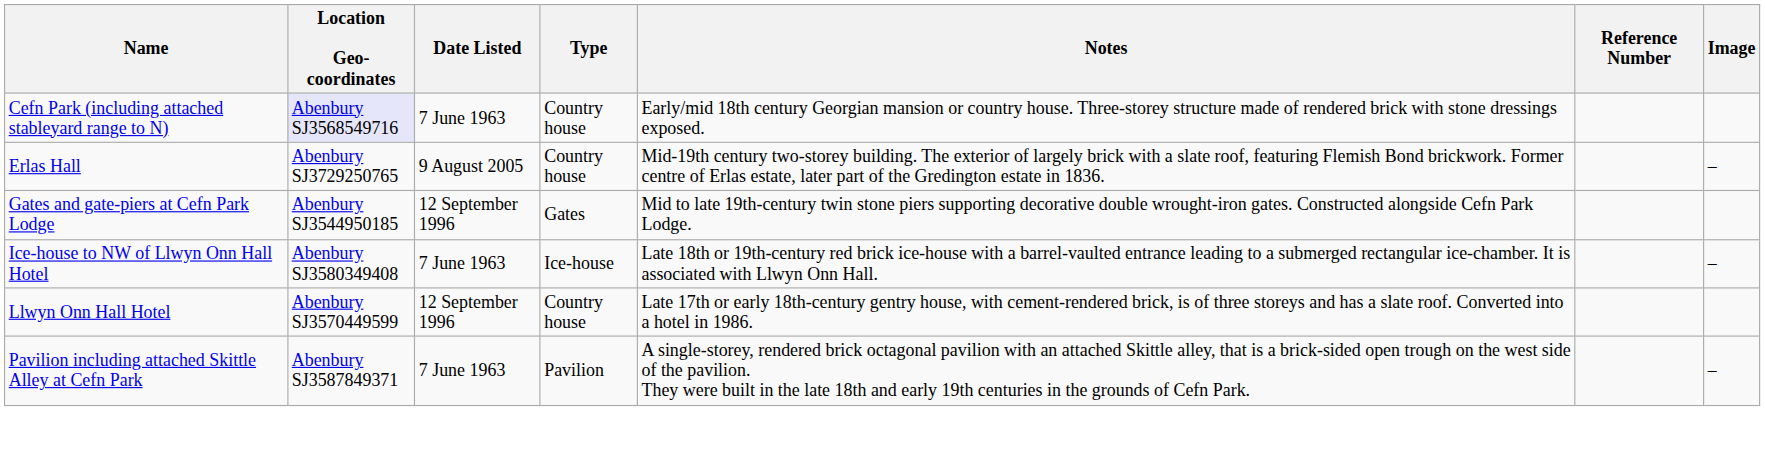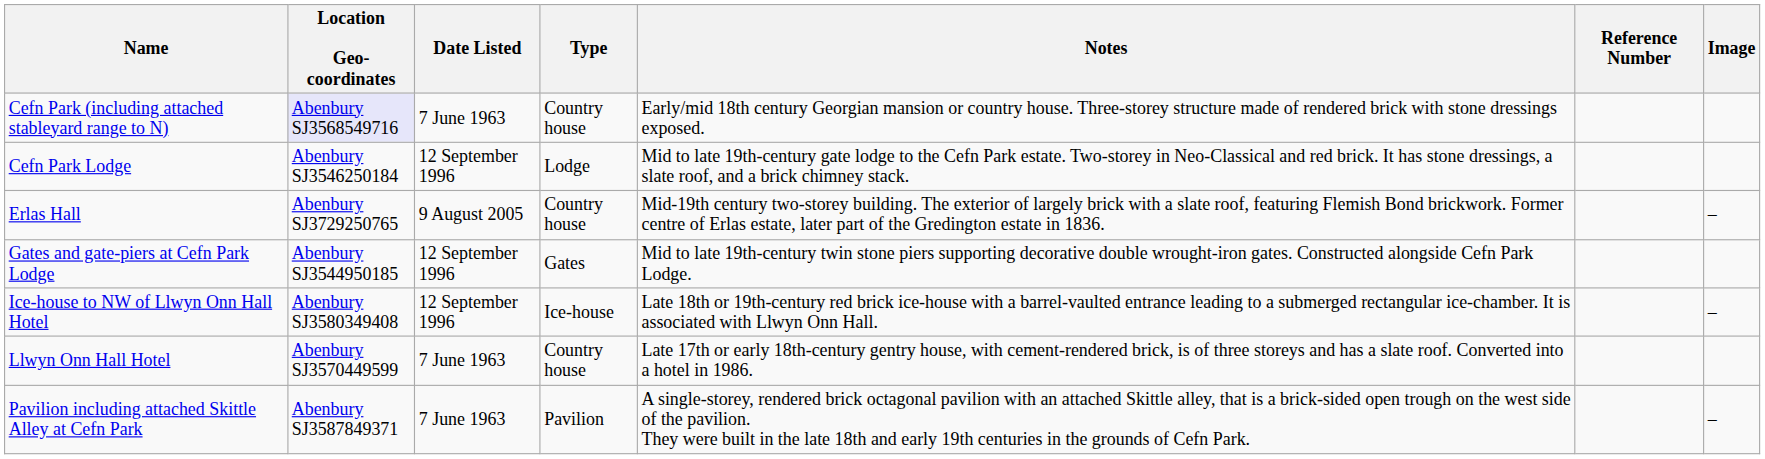+ row: (70, 166)
(462, 263) 7 June 1963 -> (468, 312) 12 September 1996
(468, 312) 12 September 1996 -> (462, 360) 7 June 1963
